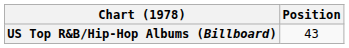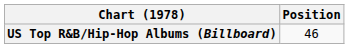(312, 34) 43 -> (312, 34) 46
